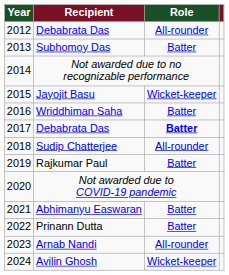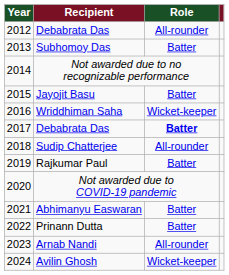(182, 94) Wicket-keeper -> (182, 94) Batter
(182, 111) Batter -> (182, 111) Wicket-keeper
